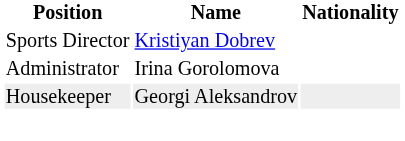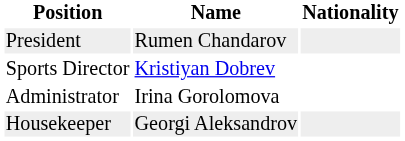+ row: (43, 40)
